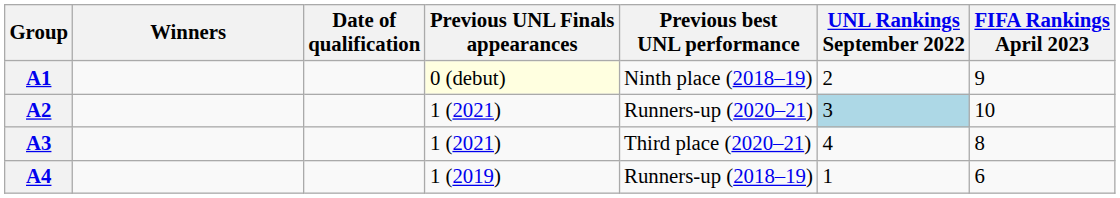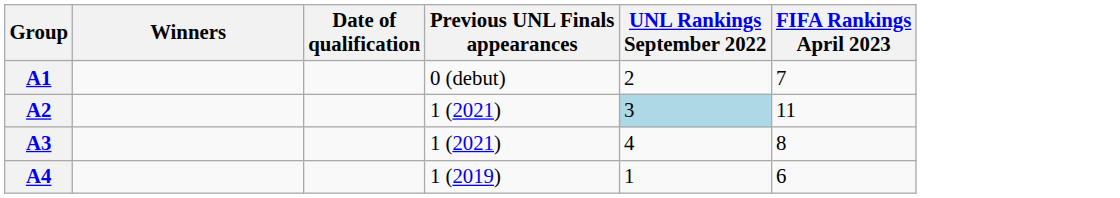- column: (718, 32)
(468, 77) lightyellow background -> (468, 77) no background
(980, 77) 9 -> (781, 77) 7
(985, 110) 10 -> (786, 110) 11
